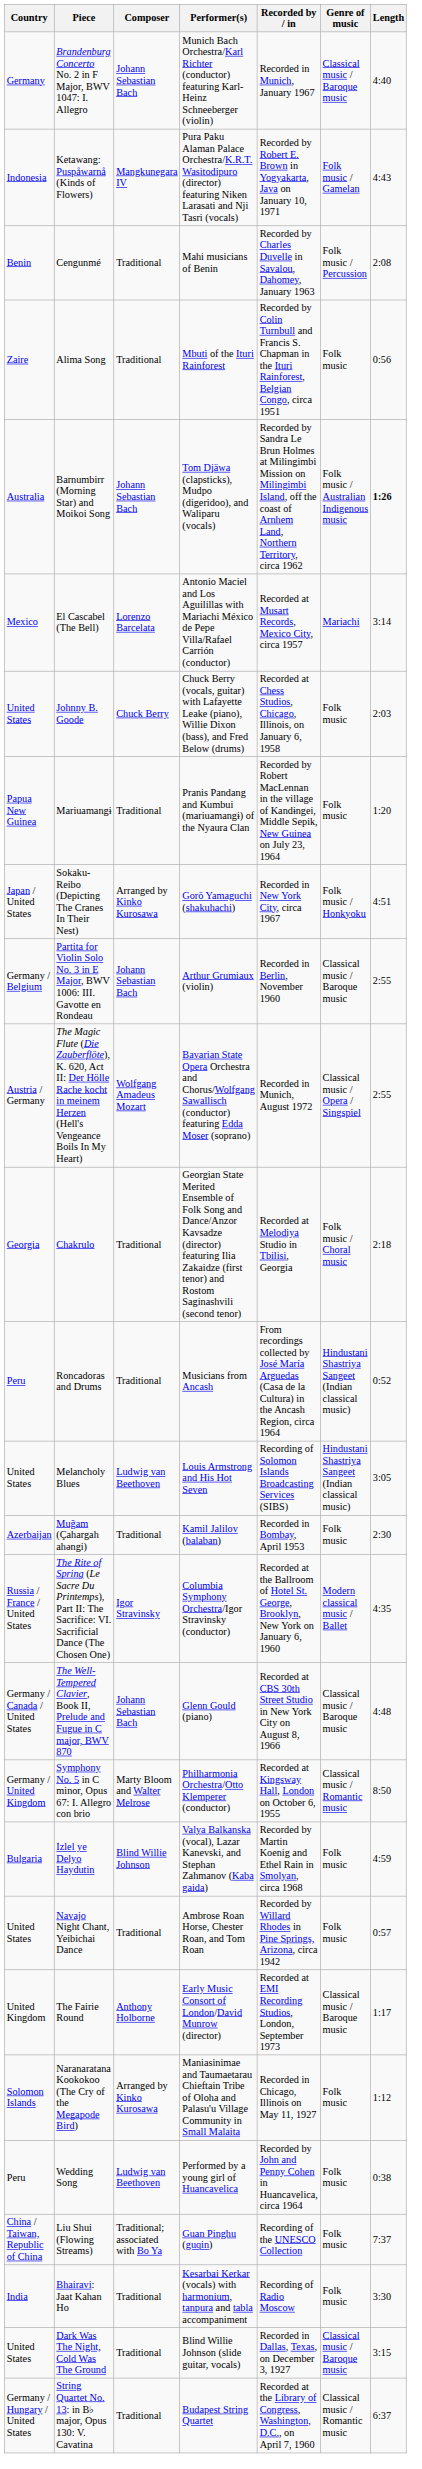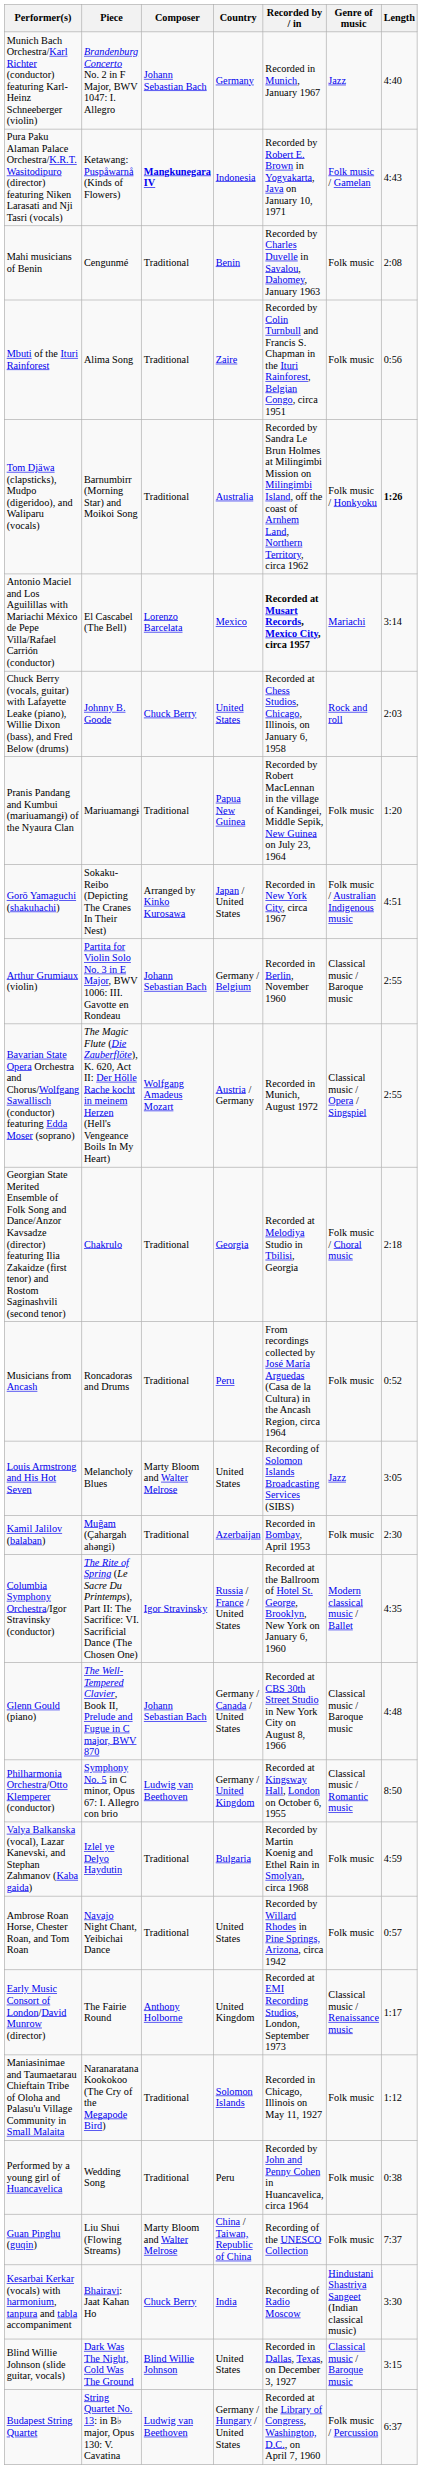columns swapped: (29, 18) <-> (219, 18)
(341, 80) Classical music / Baroque music -> (337, 80) Jazz
(147, 177) normal -> (177, 177) bold
(345, 262) Folk music / Percussion -> (351, 262) Folk music
(136, 497) Johann Sebastian Bach -> (166, 497) Traditional
(345, 497) Folk music / Australian Indigenous music -> (353, 497) Folk music / Honkyoku
(286, 622) normal -> (293, 622) bold
(335, 713) Folk music -> (348, 713) Rock and roll
(344, 901) Folk music / Honkyoku -> (352, 901) Folk music / Australian Indigenous music
(345, 1381) Hindustani Shastriya Sangeet (Indian classical music) -> (351, 1381) Folk music
(141, 1478) Ludwig van Beethoven -> (172, 1478) Marty Bloom and Walter Melrose
(345, 1478) Hindustani Shastriya Sangeet (Indian classical music) -> (337, 1478) Jazz
(144, 1791) Marty Bloom and Walter Melrose -> (168, 1791) Ludwig van Beethoven
(141, 1859) Blind Willie Johnson -> (166, 1859) Traditional
(341, 2012) Classical music / Baroque music -> (354, 2012) Classical music / Renaissance music
(142, 2097) Arranged by Kinko Kurosawa -> (166, 2097) Traditional
(141, 2177) Ludwig van Beethoven -> (166, 2177) Traditional
(140, 2239) Traditional; associated with Bo Ya -> (172, 2239) Marty Bloom and Walter Melrose
(139, 2296) Traditional -> (170, 2302) Chuck Berry
(335, 2296) Folk music -> (351, 2302) Hindustani Shastriya Sangeet (Indian classical music)
(139, 2352) Traditional -> (169, 2364) Blind Willie Johnson
(139, 2415) Traditional -> (168, 2427) Ludwig van Beethoven
(343, 2415) Classical music / Romantic music -> (353, 2427) Folk music / Percussion
